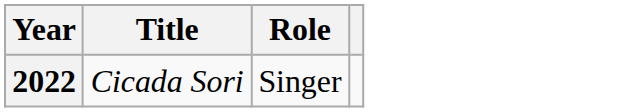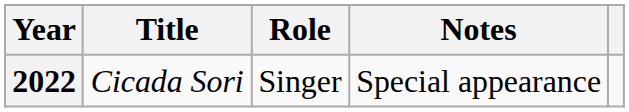+ column: (479, 29)
